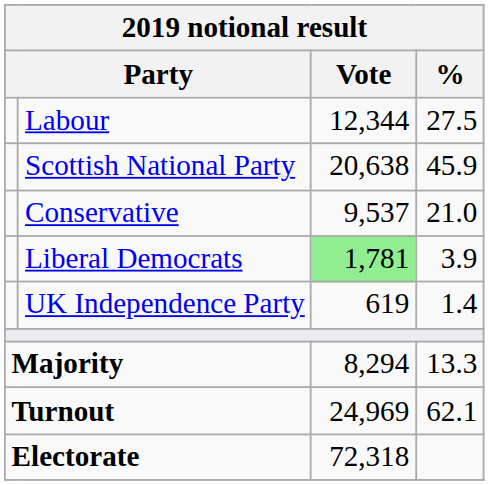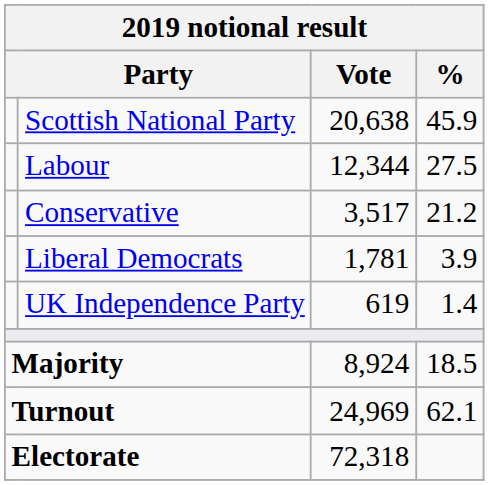rows swapped: (160, 166) <-> (67, 119)
(376, 212) 9,537 -> (376, 212) 3,517
(452, 212) 21.0 -> (452, 212) 21.2
(376, 258) lightgreen background -> (376, 258) no background
(376, 364) 8,294 -> (376, 364) 8,924
(452, 364) 13.3 -> (452, 364) 18.5
